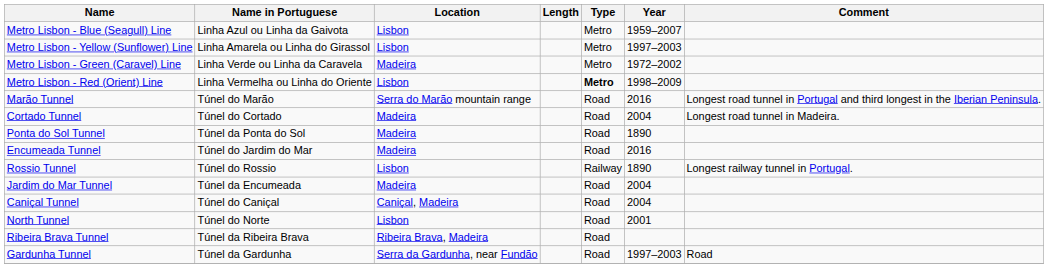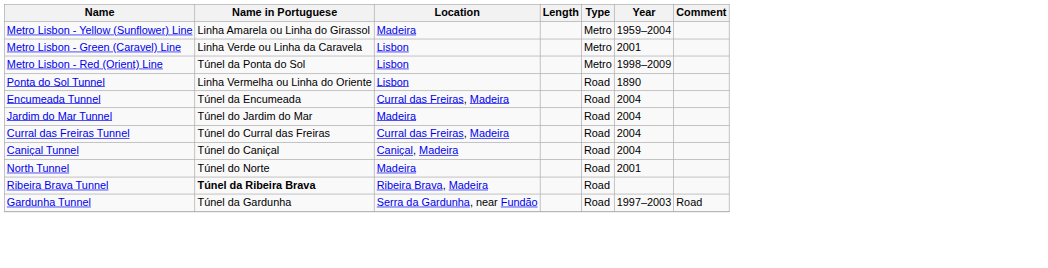- row: (89, 30)
(393, 47) Lisbon -> (396, 30) Madeira
(654, 47) 1997–2003 -> (644, 30) 1959–2004
(396, 64) Madeira -> (393, 47) Lisbon
(654, 64) 1972–2002 -> (629, 47) 2001
(285, 82) Linha Vermelha ou Linha do Oriente -> (251, 64) Túnel da Ponta do Sol
(599, 82) bold -> (598, 64) normal
- row: (40, 99)
- row: (44, 116)
(251, 133) Túnel da Ponta do Sol -> (285, 82) Linha Vermelha ou Linha do Oriente
(396, 133) Madeira -> (393, 82) Lisbon
(255, 151) Túnel do Jardim do Mar -> (249, 99) Túnel da Encumeada
(396, 151) Madeira -> (443, 99) Curral das Freiras, Madeira
(639, 151) 2016 -> (629, 99) 2004
- row: (41, 168)
(249, 185) Túnel da Encumeada -> (255, 116) Túnel do Jardim do Mar
+ row: (68, 133)
(393, 220) Lisbon -> (396, 168) Madeira
(253, 237) normal -> (256, 185) bold
